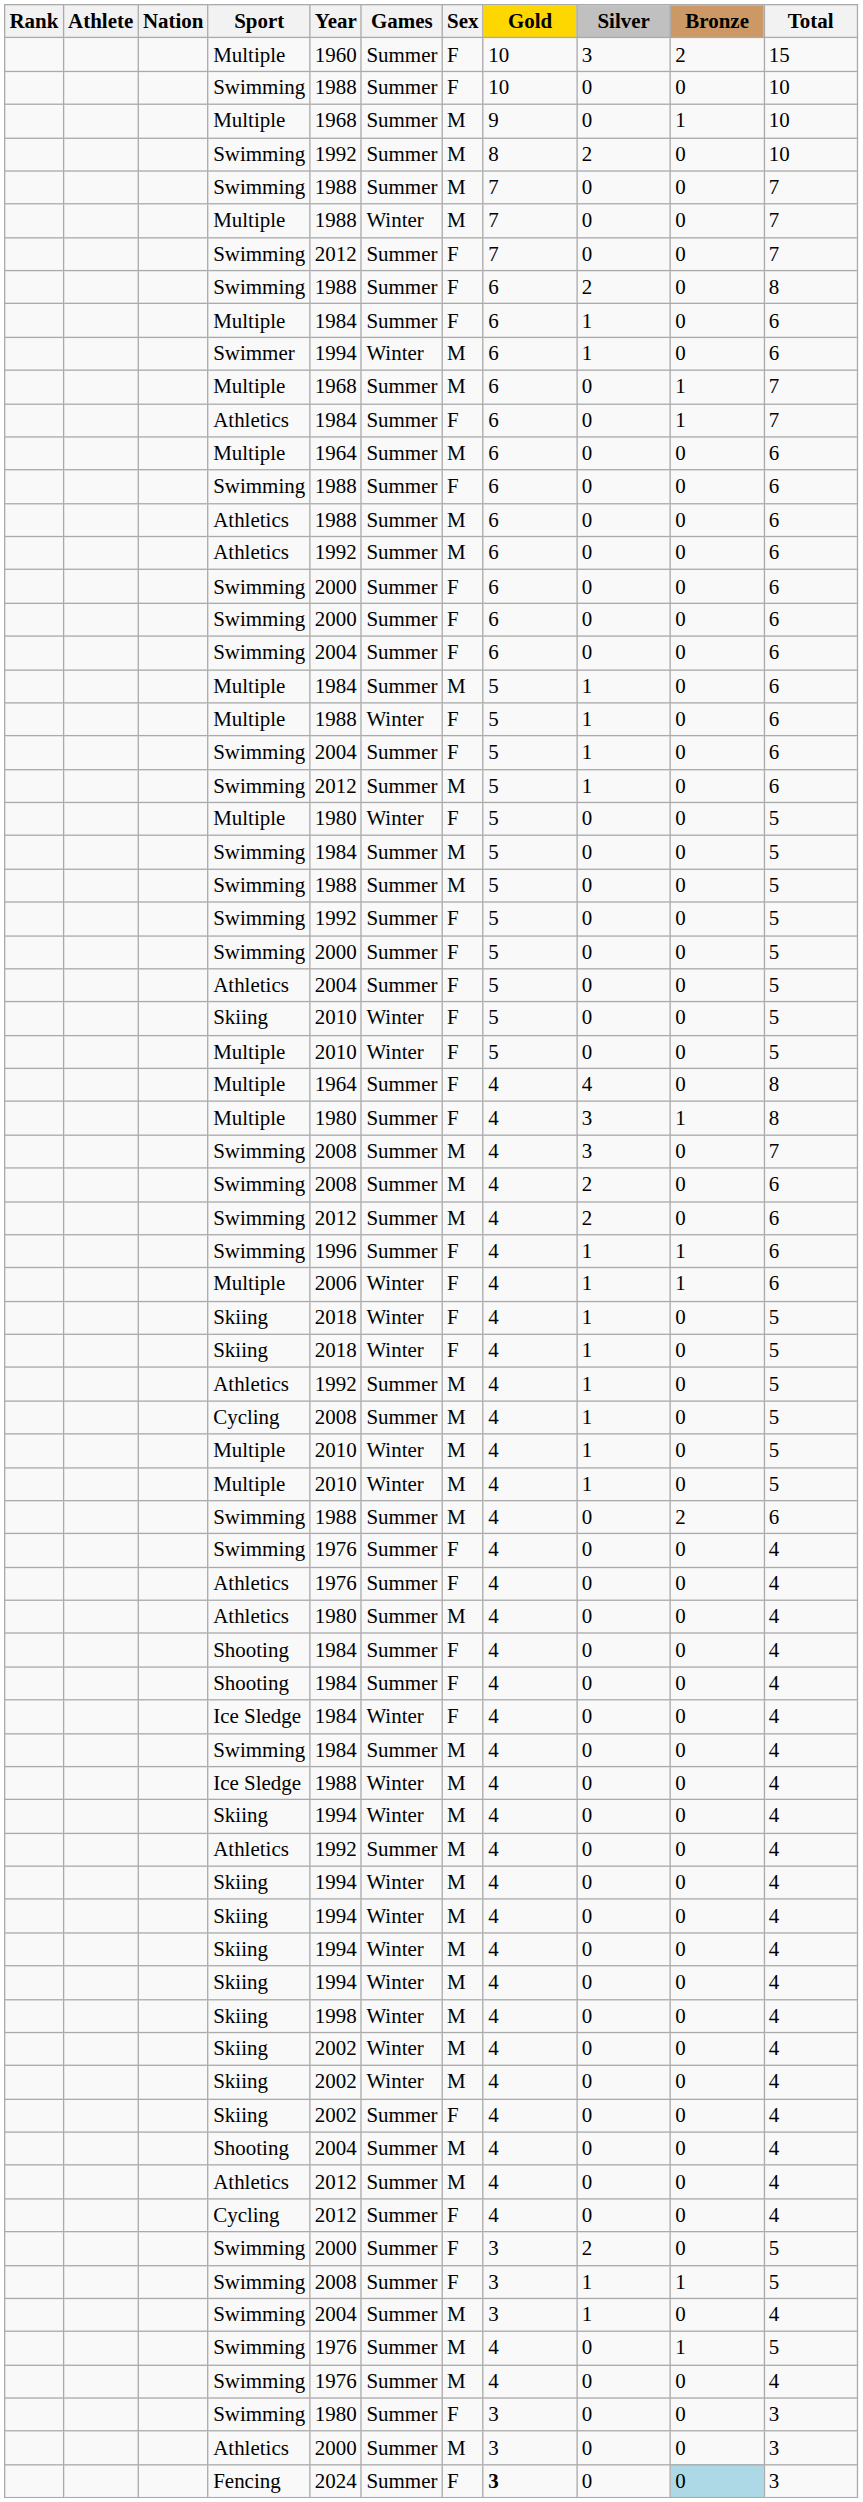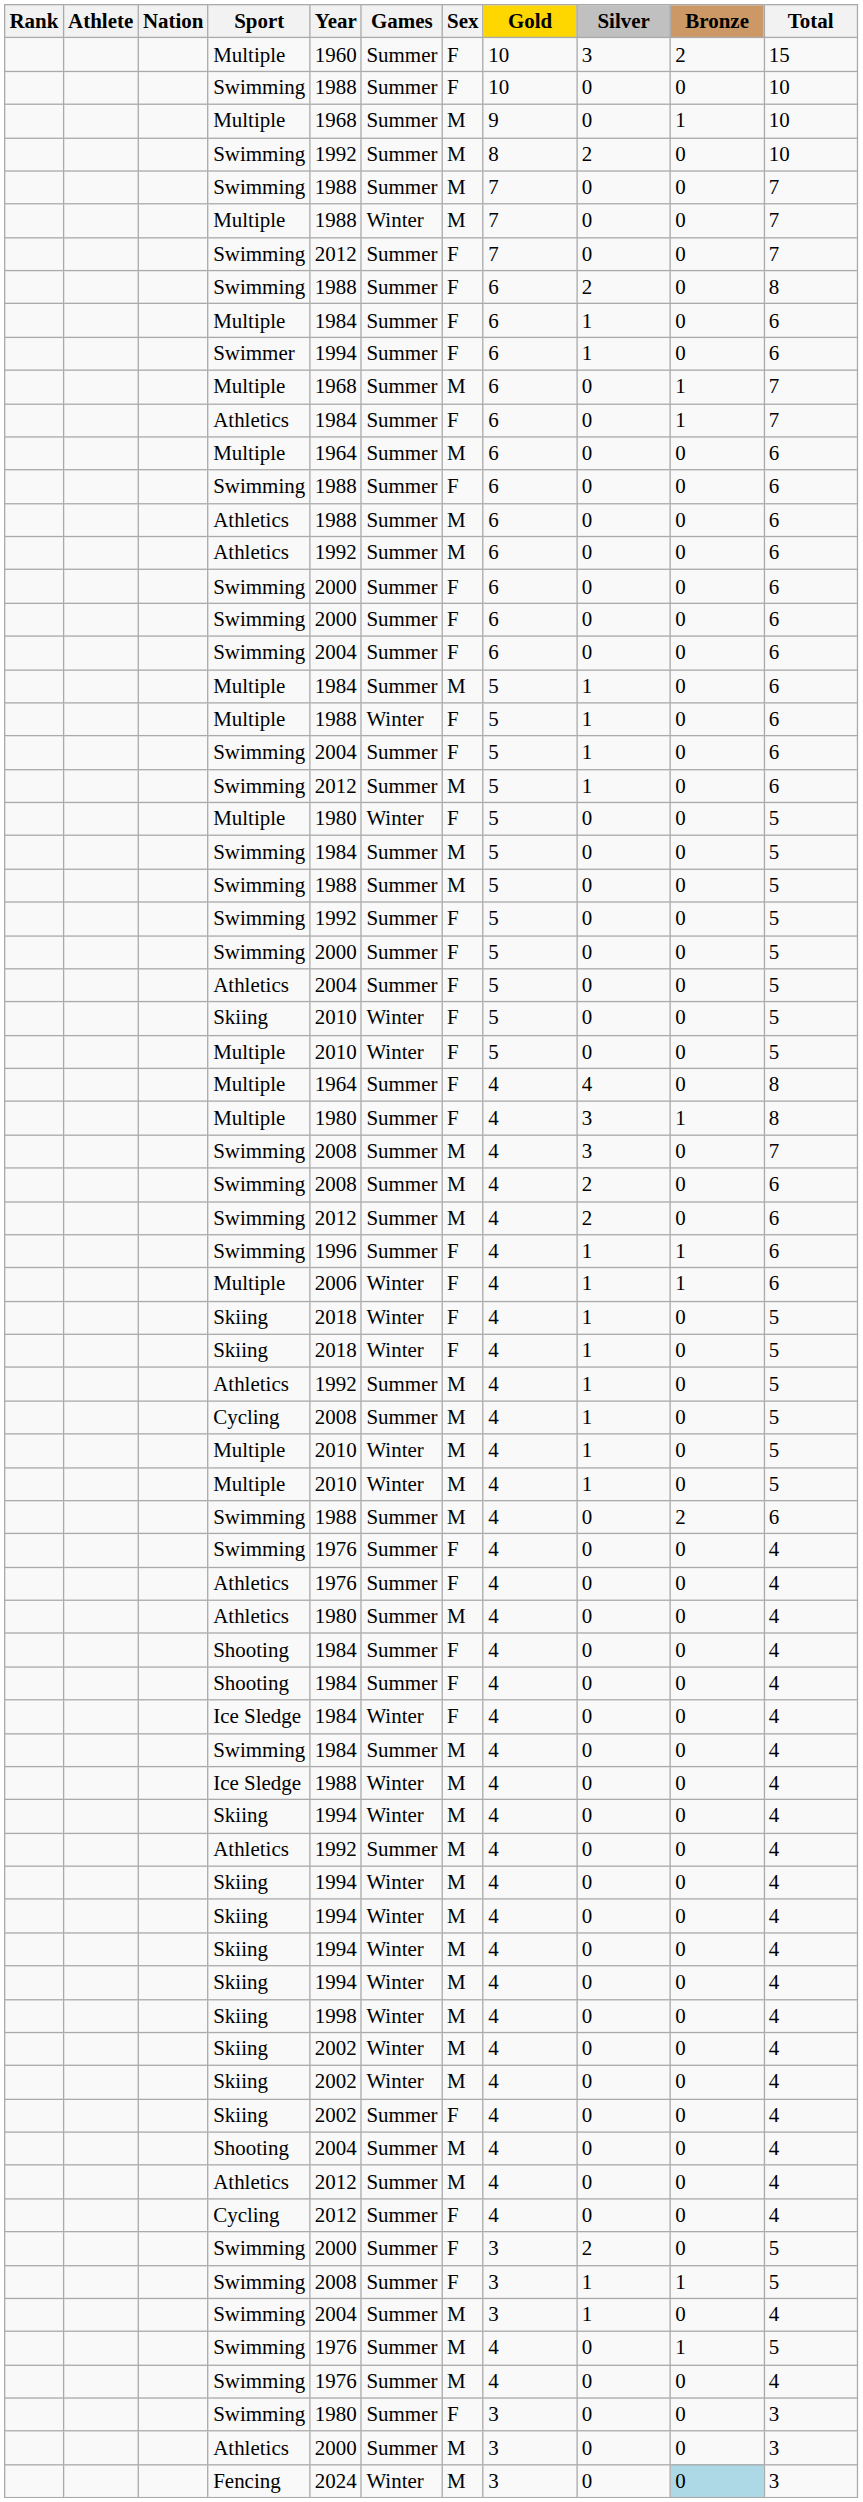(395, 353) Winter -> (402, 353) Summer
(456, 353) M -> (453, 353) F
(402, 2480) Summer -> (395, 2480) Winter
(453, 2480) F -> (456, 2480) M
(493, 2480) bold -> (493, 2480) normal
